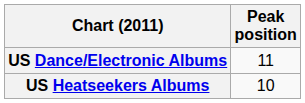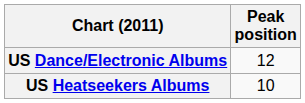(266, 60) 11 -> (266, 60) 12
